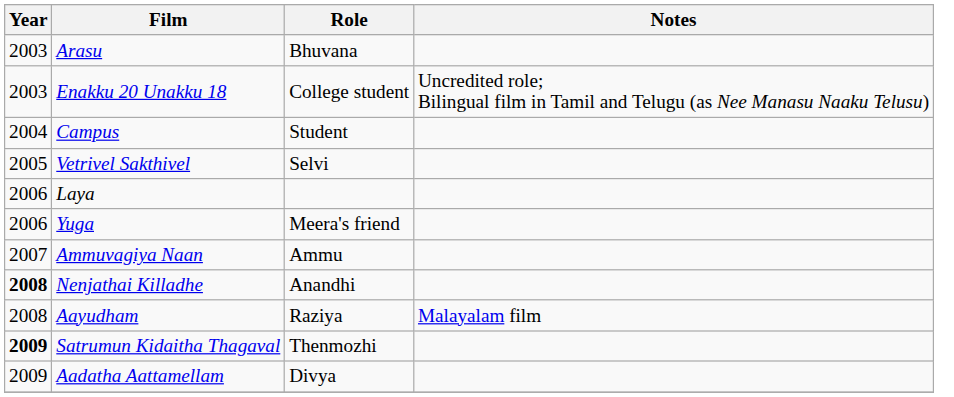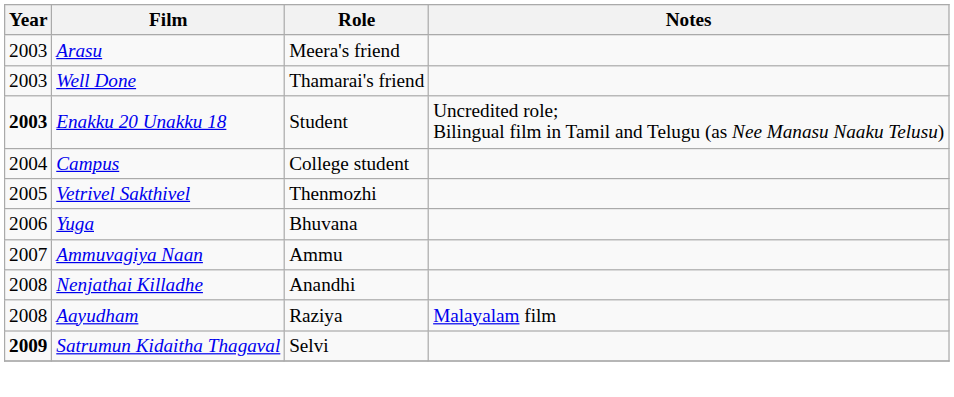(323, 50) Bhuvana -> (344, 50) Meera's friend
+ row: (96, 80)
(28, 91) normal -> (28, 121) bold
(349, 91) College student -> (318, 121) Student
(318, 132) Student -> (349, 163) College student
(309, 163) Selvi -> (333, 193) Thenmozhi
- row: (75, 193)
(344, 224) Meera's friend -> (323, 224) Bhuvana
(28, 284) bold -> (28, 284) normal
(333, 345) Thenmozhi -> (309, 345) Selvi
- row: (140, 376)
